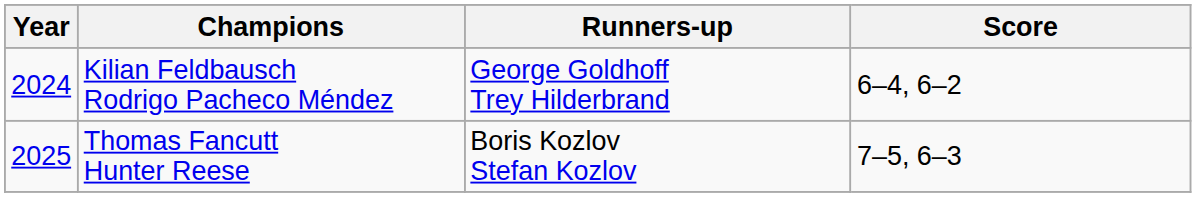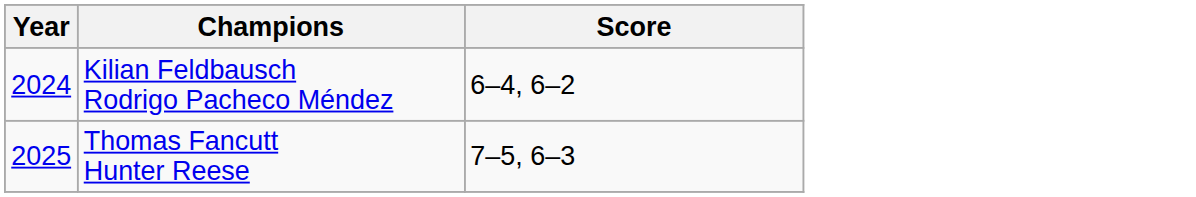- column: (657, 27)
